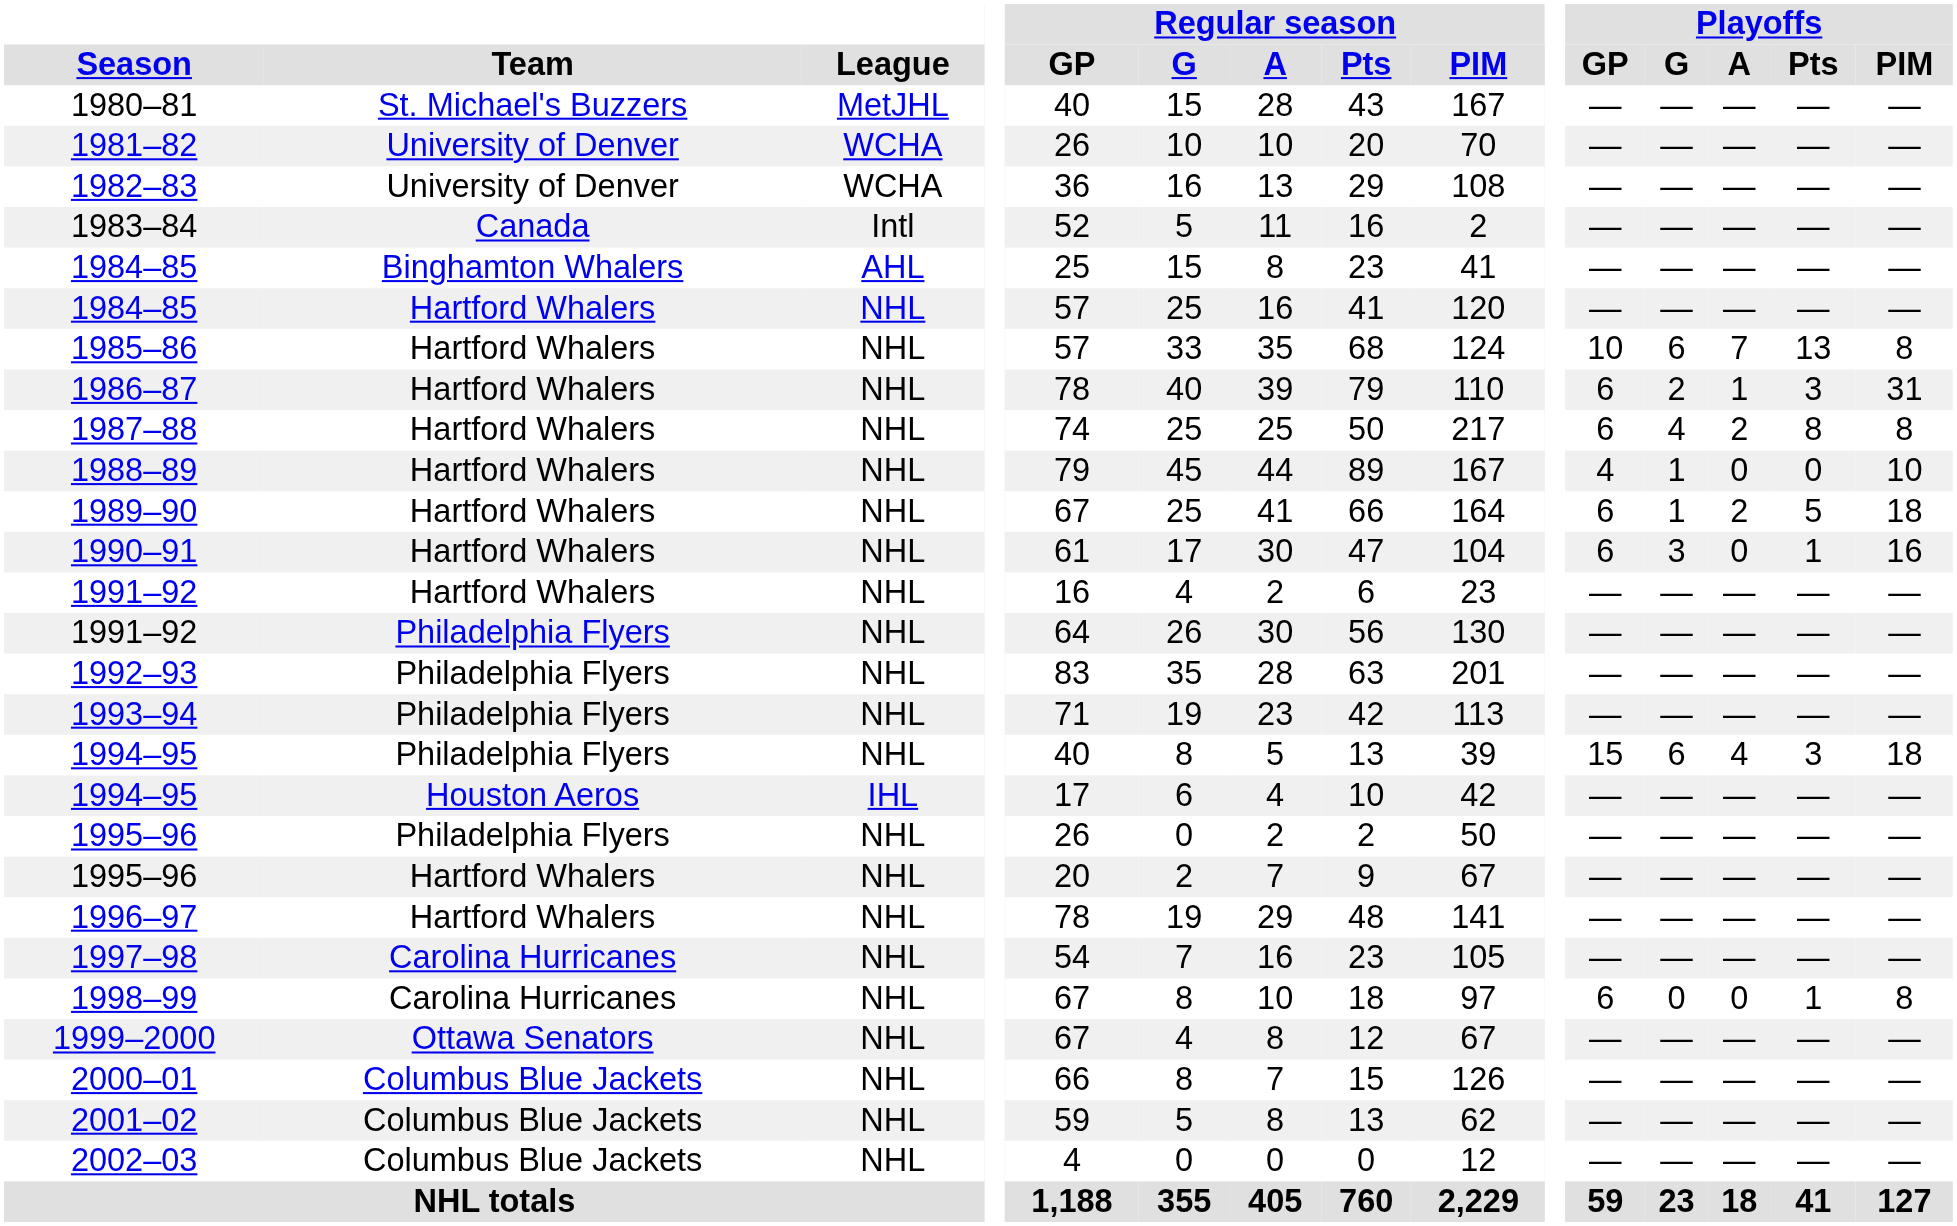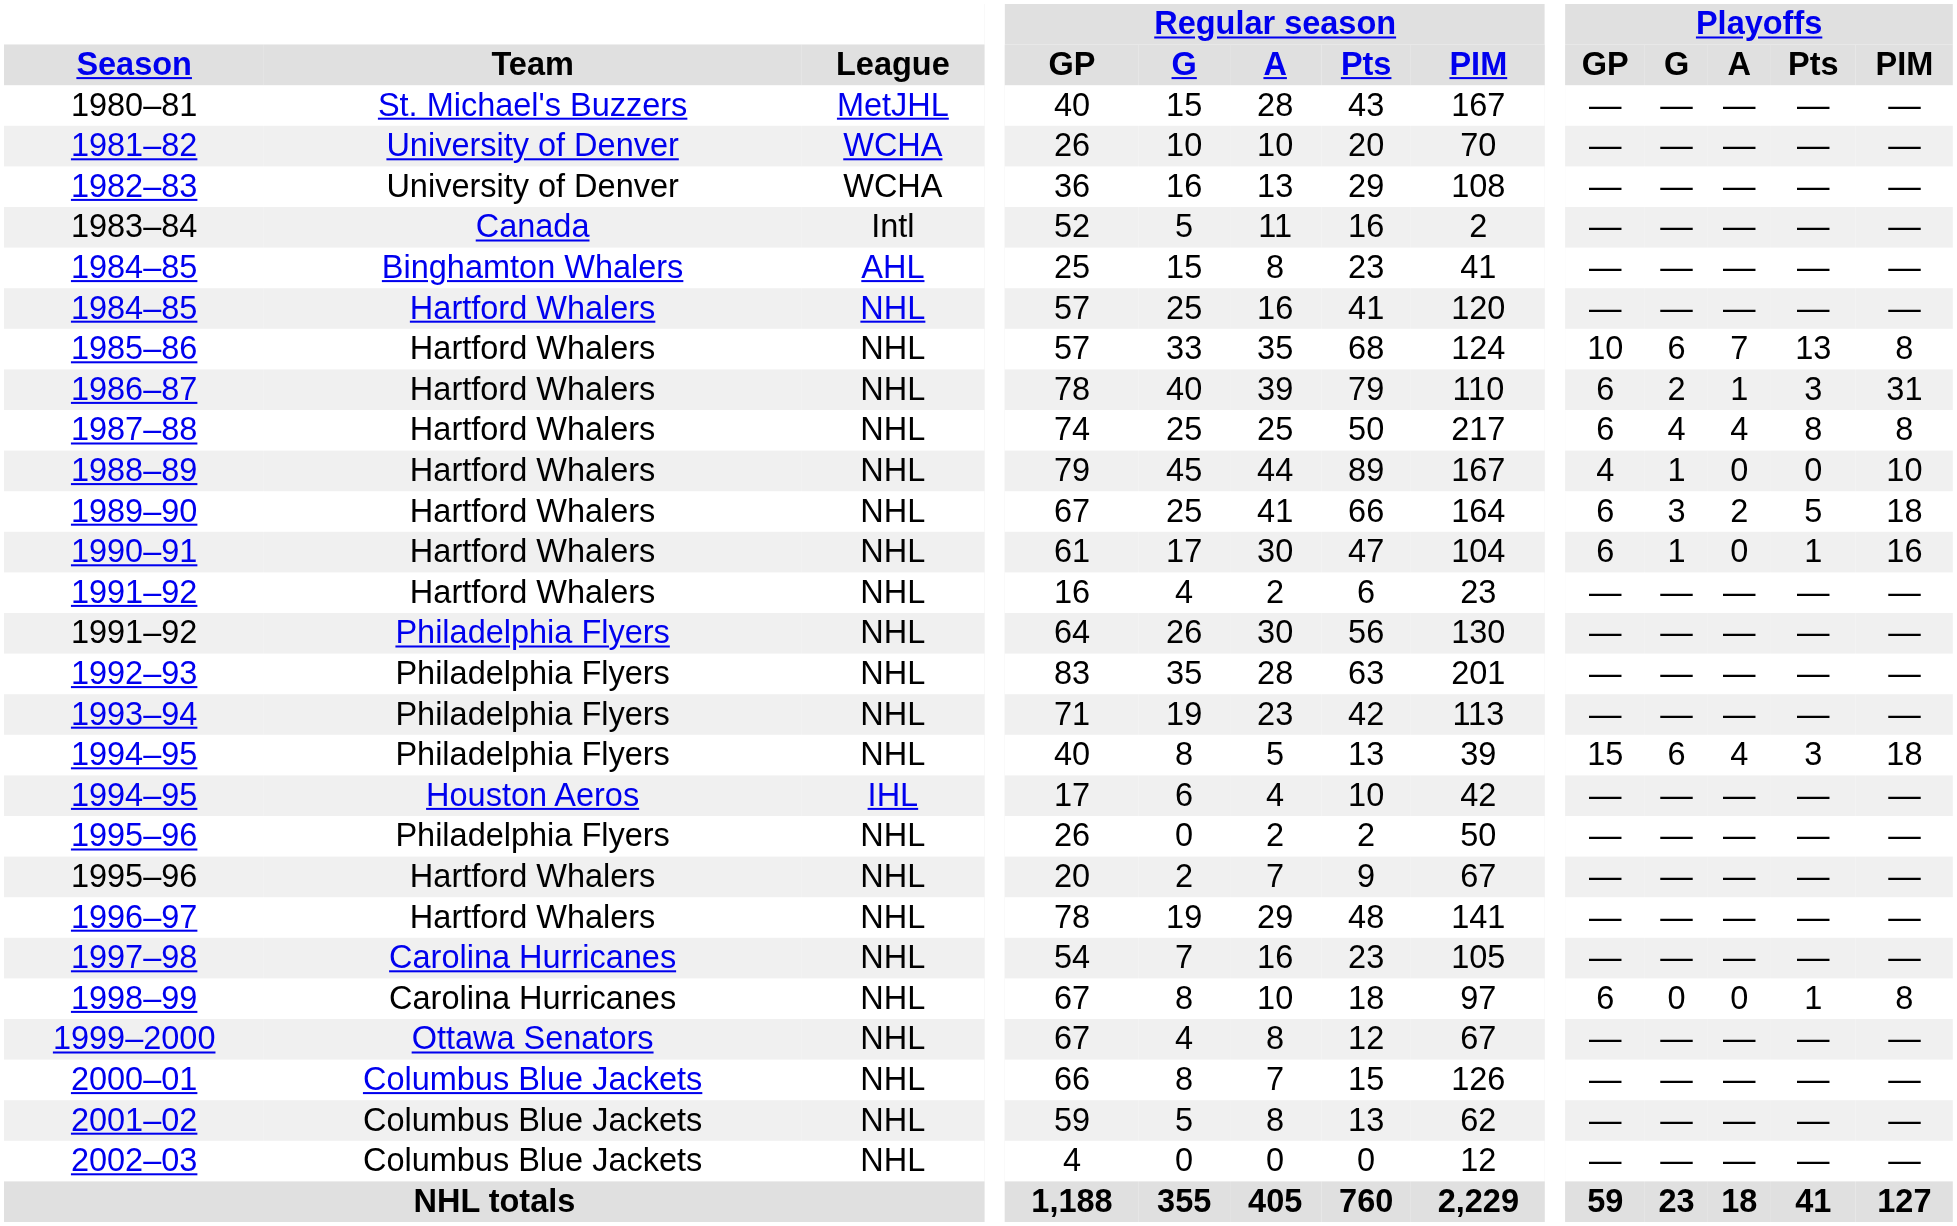(1739, 429) 2 -> (1739, 429) 4
(1677, 510) 1 -> (1677, 510) 3
(1677, 551) 3 -> (1677, 551) 1
